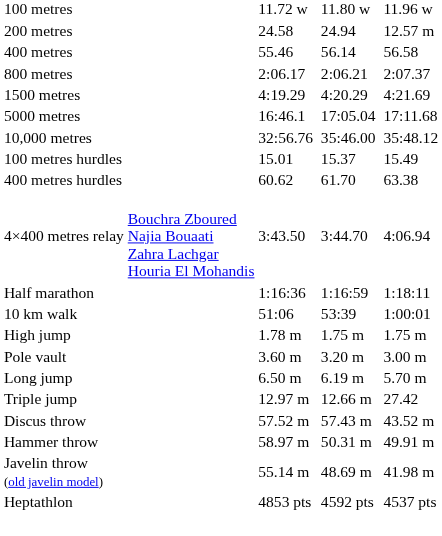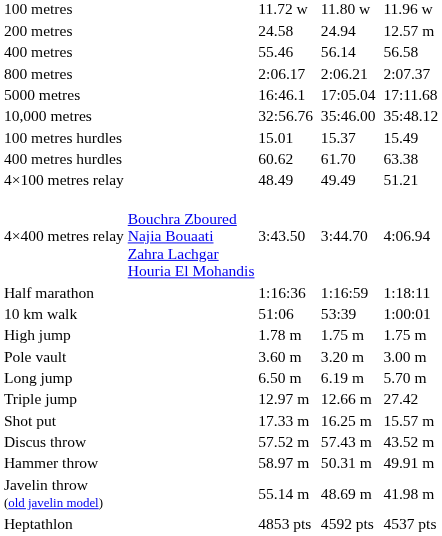- row: (42, 95)
+ row: (64, 180)
+ row: (30, 420)
